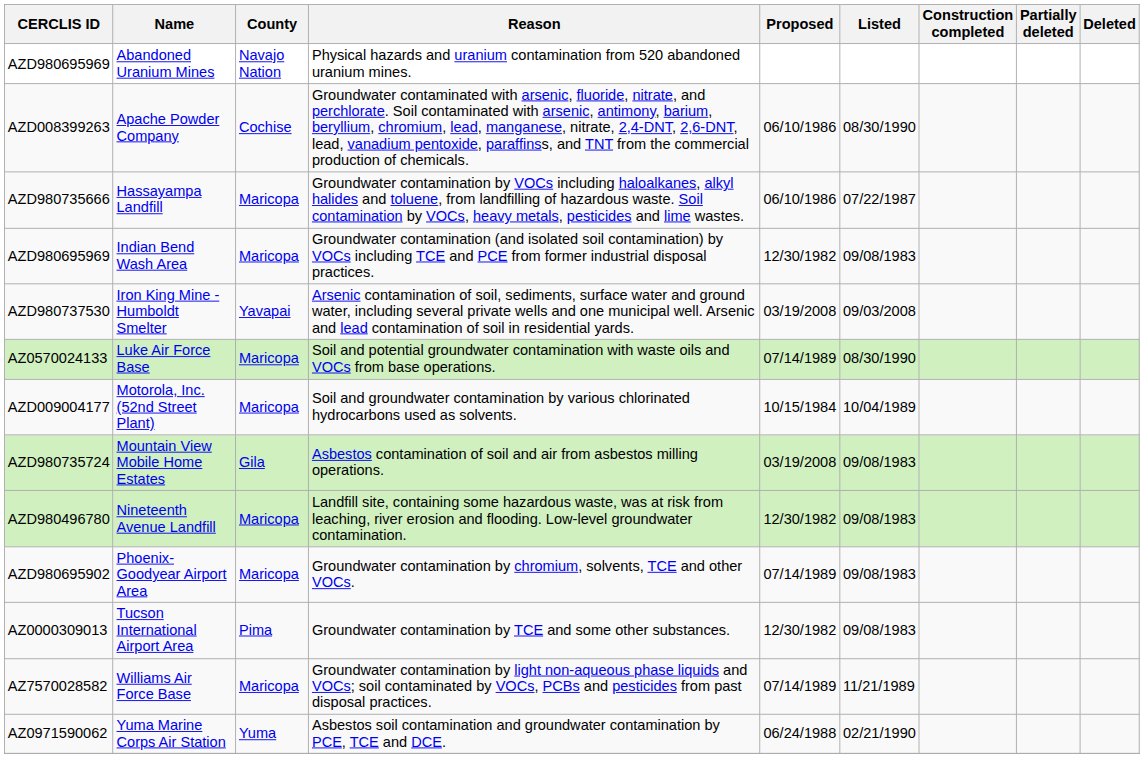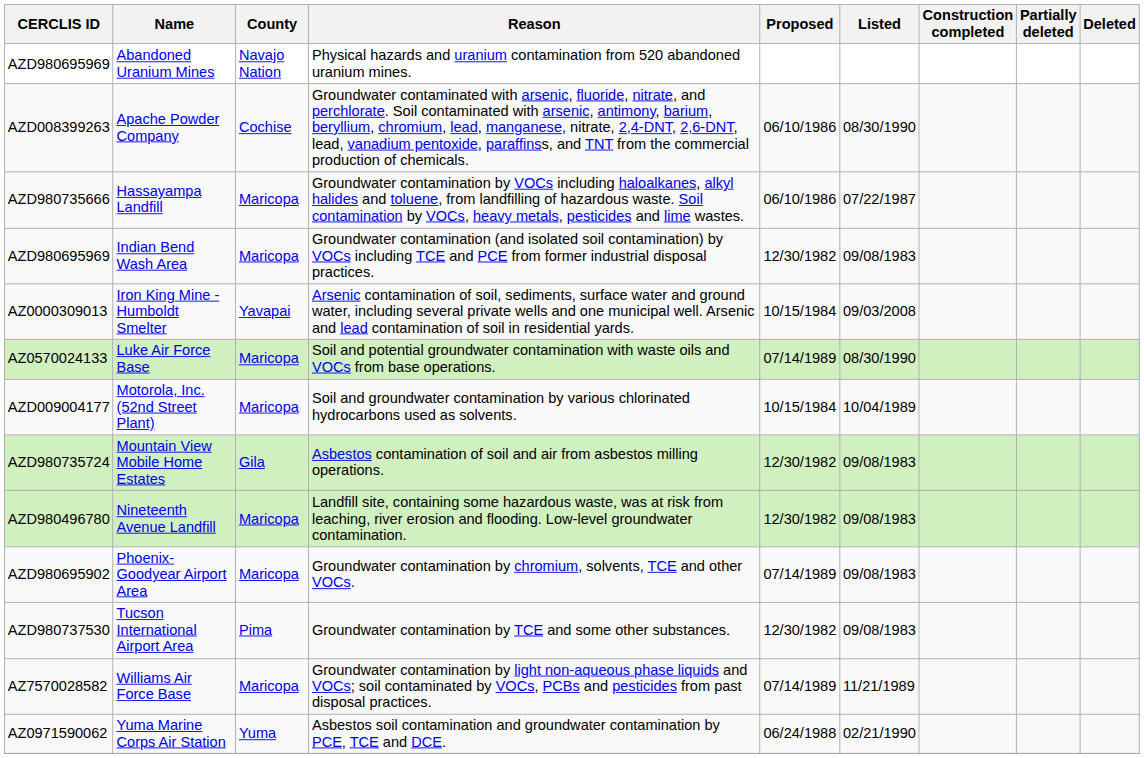(59, 311) AZD980737530 -> (58, 311) AZ0000309013
(800, 311) 03/19/2008 -> (800, 311) 10/15/1984
(800, 462) 03/19/2008 -> (800, 462) 12/30/1982
(58, 630) AZ0000309013 -> (59, 630) AZD980737530
